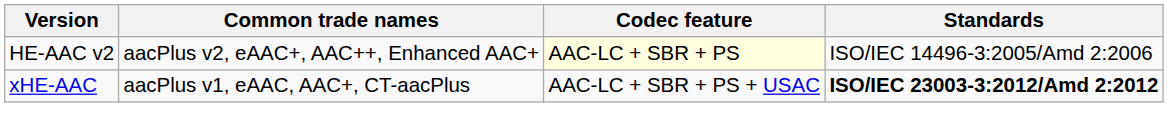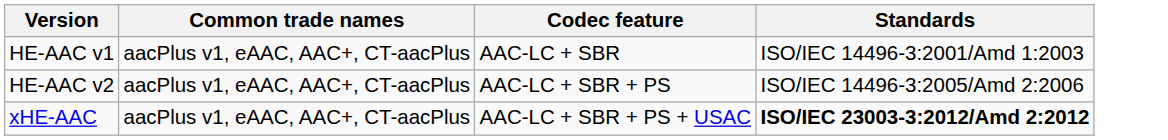+ row: (62, 53)
(331, 53) aacPlus v2, eAAC+, AAC++, Enhanced AAC+ -> (297, 85) aacPlus v1, eAAC, AAC+, CT-aacPlus
(644, 53) lightyellow background -> (575, 85) no background
